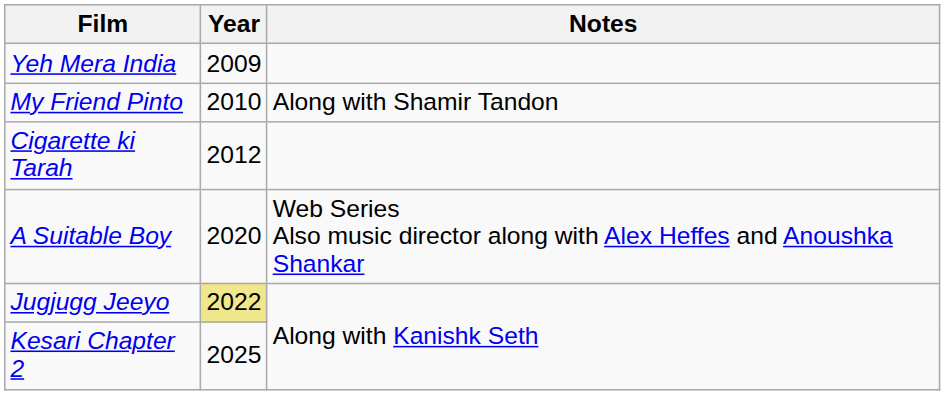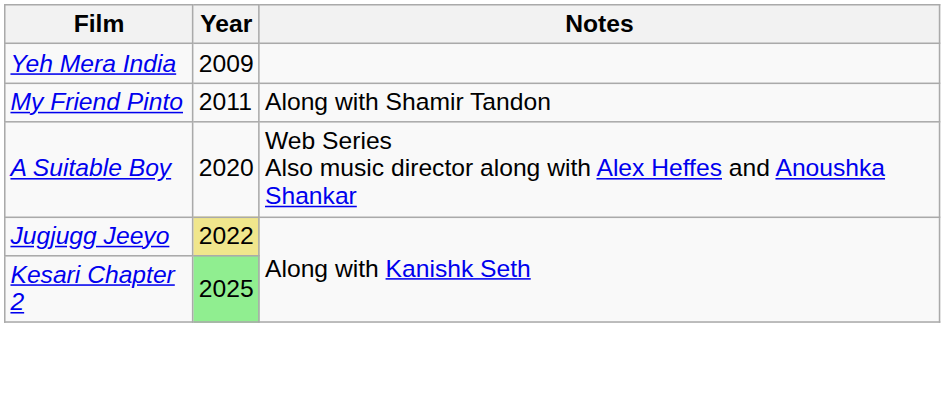(234, 102) 2010 -> (225, 102) 2011
- row: (73, 155)
(234, 355) no background -> (226, 288) lightgreen background
